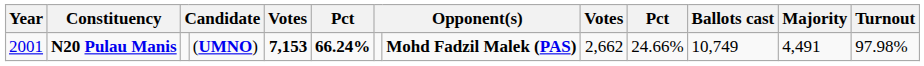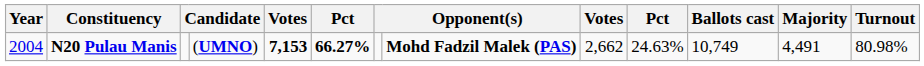(26, 46) 2001 -> (26, 46) 2004
(343, 46) 66.24% -> (343, 46) 66.27%
(657, 46) 24.66% -> (657, 46) 24.63%
(881, 46) 97.98% -> (881, 46) 80.98%
